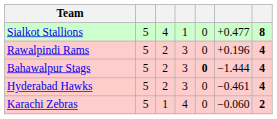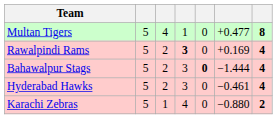+ row: (40, 31)
- row: (45, 31)
(185, 50) normal -> (185, 50) bold
(233, 50) +0.196 -> (233, 50) +0.169
(233, 104) −0.060 -> (233, 104) −0.880
